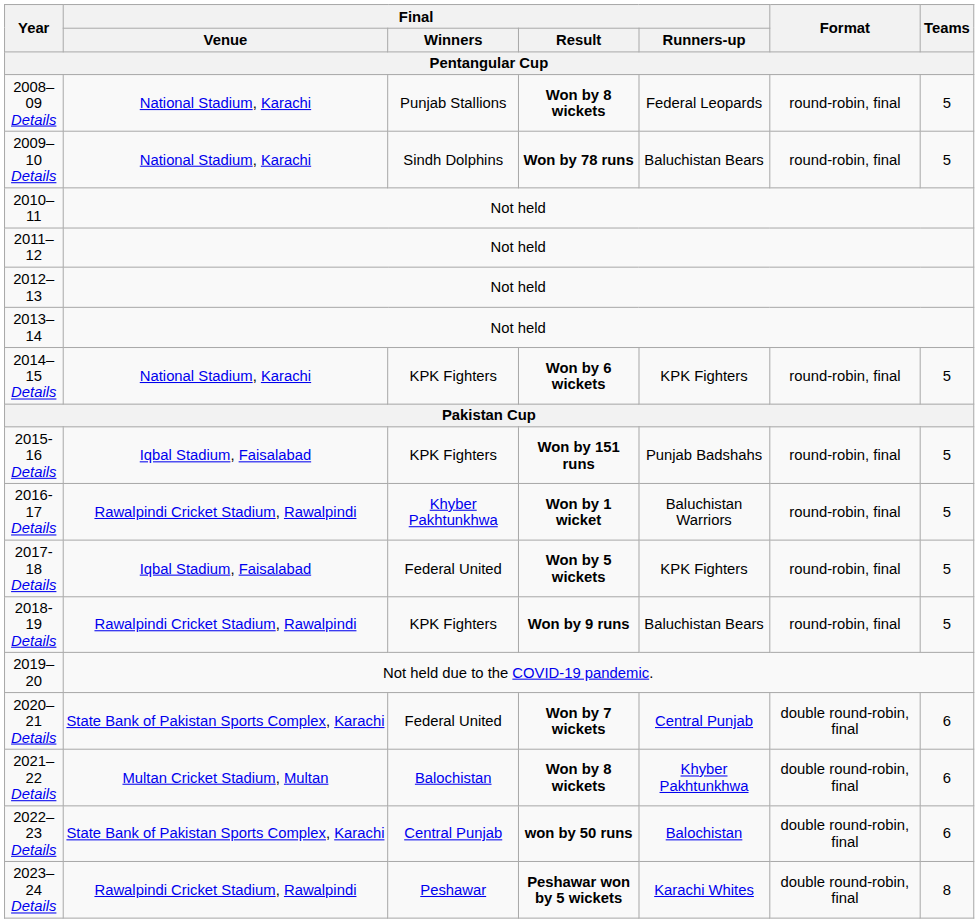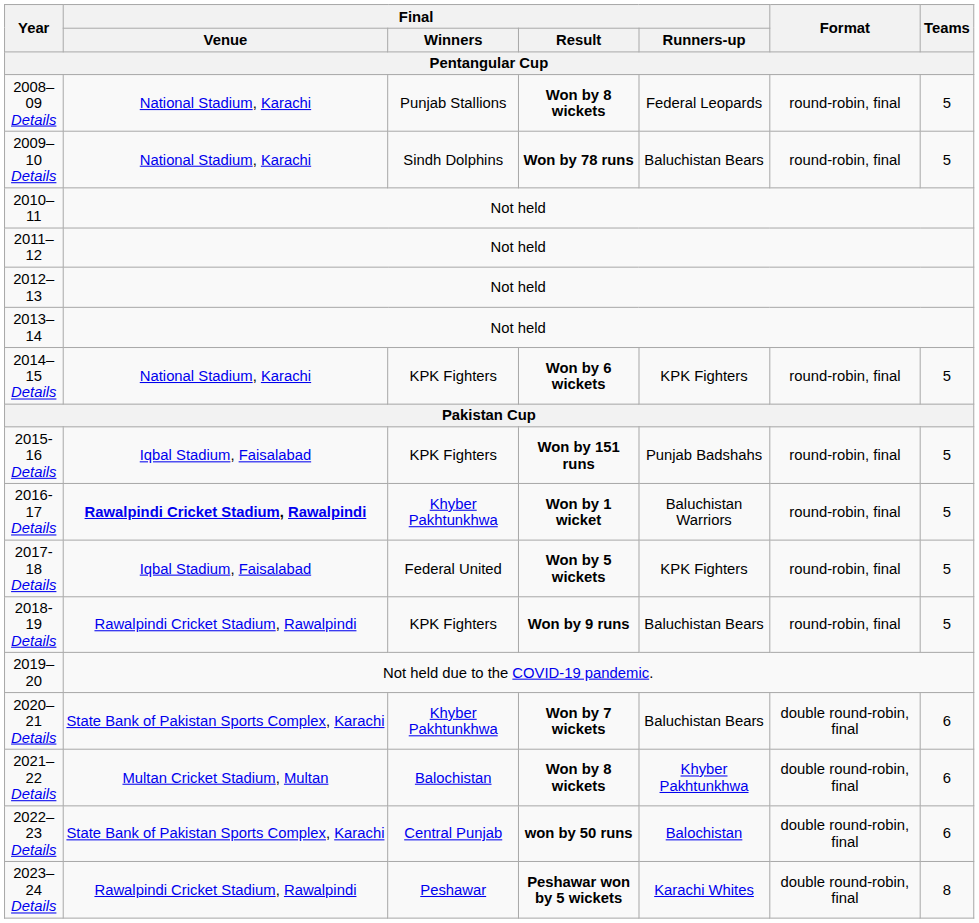(225, 512) normal -> (225, 512) bold
(453, 721) Federal United -> (453, 721) Khyber Pakhtunkhwa
(704, 721) Central Punjab -> (704, 721) Baluchistan Bears
